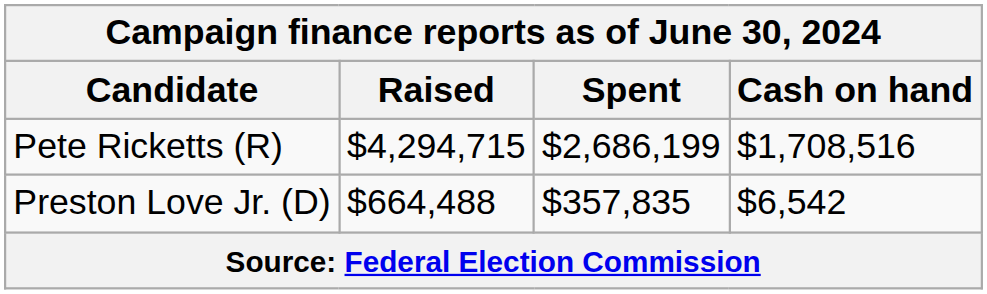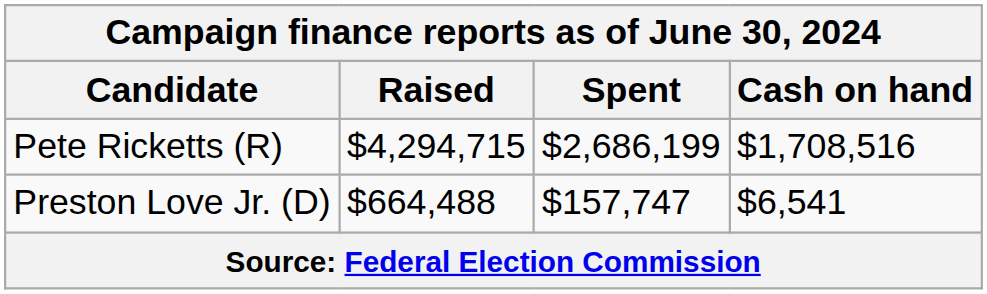(617, 202) $357,835 -> (617, 202) $157,747
(792, 202) $6,542 -> (792, 202) $6,541
